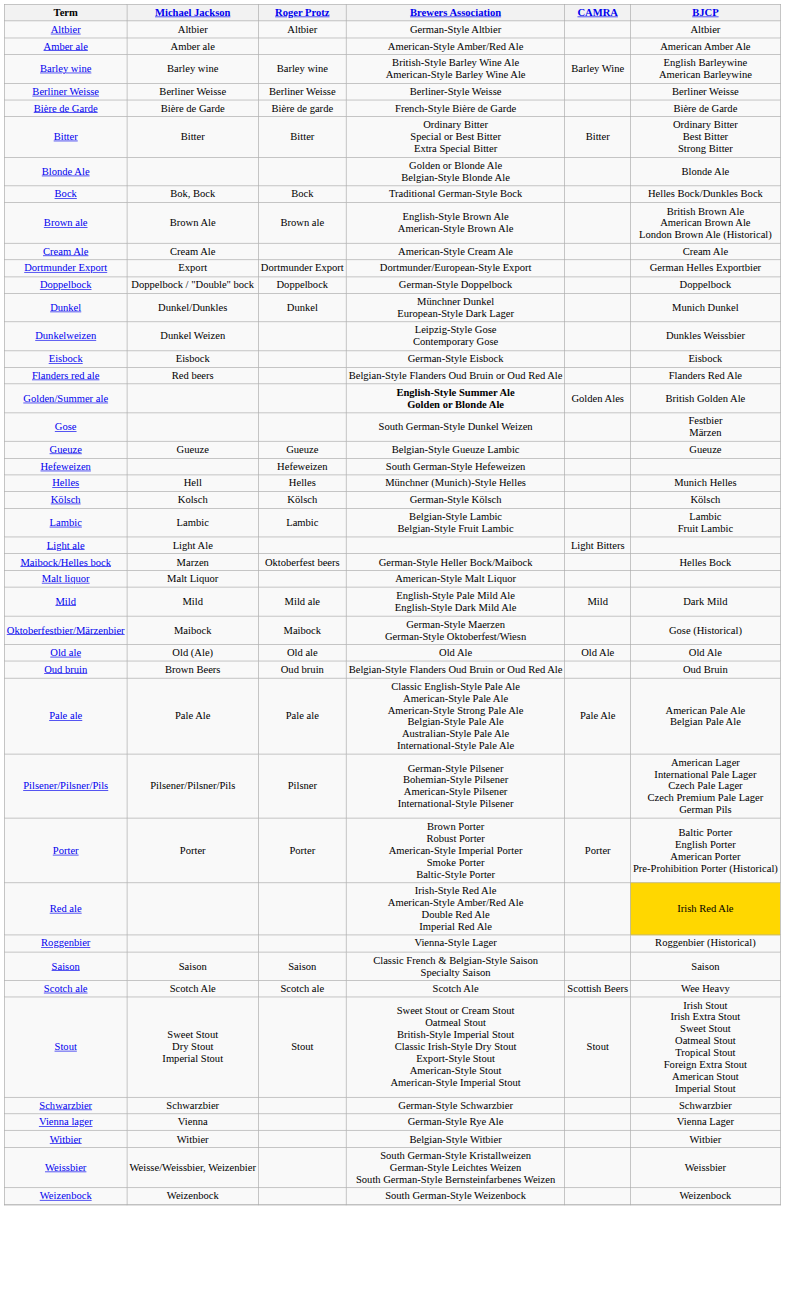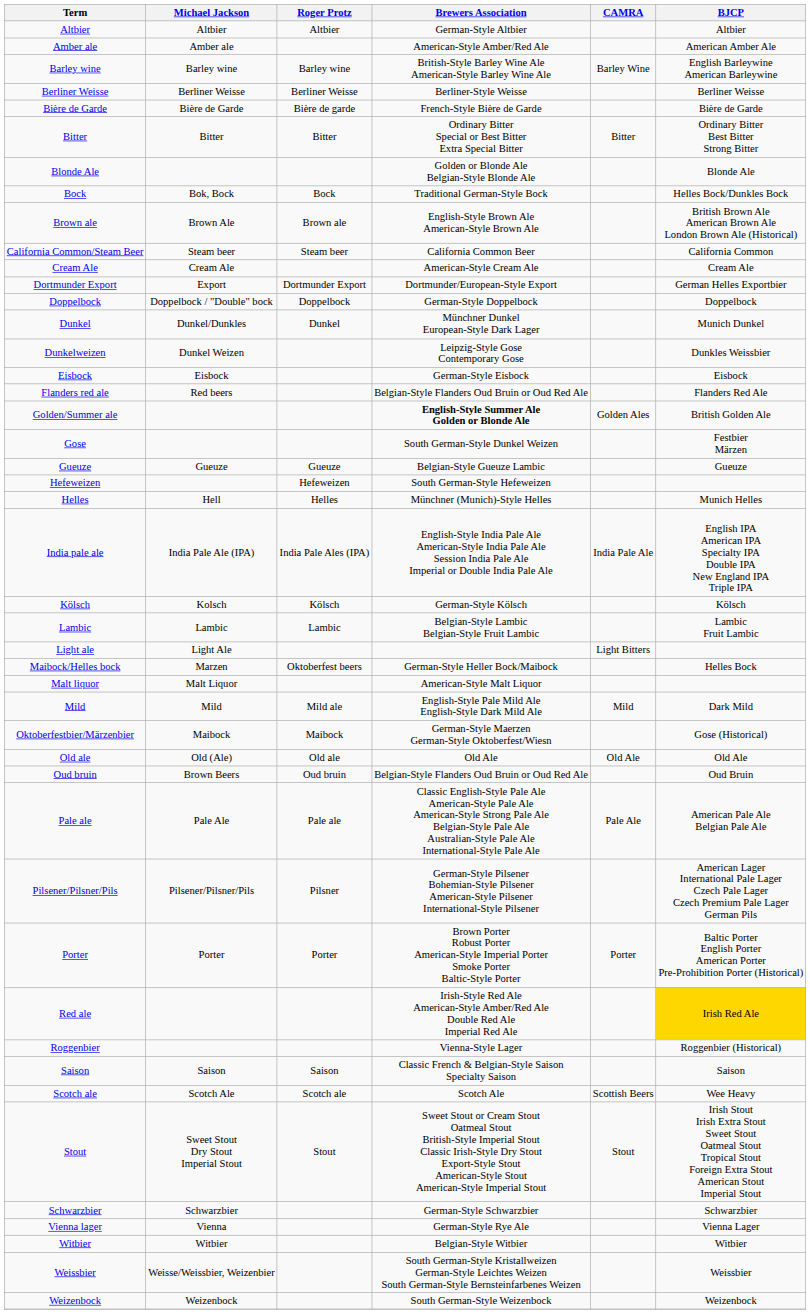+ row: (75, 251)
+ row: (75, 552)
